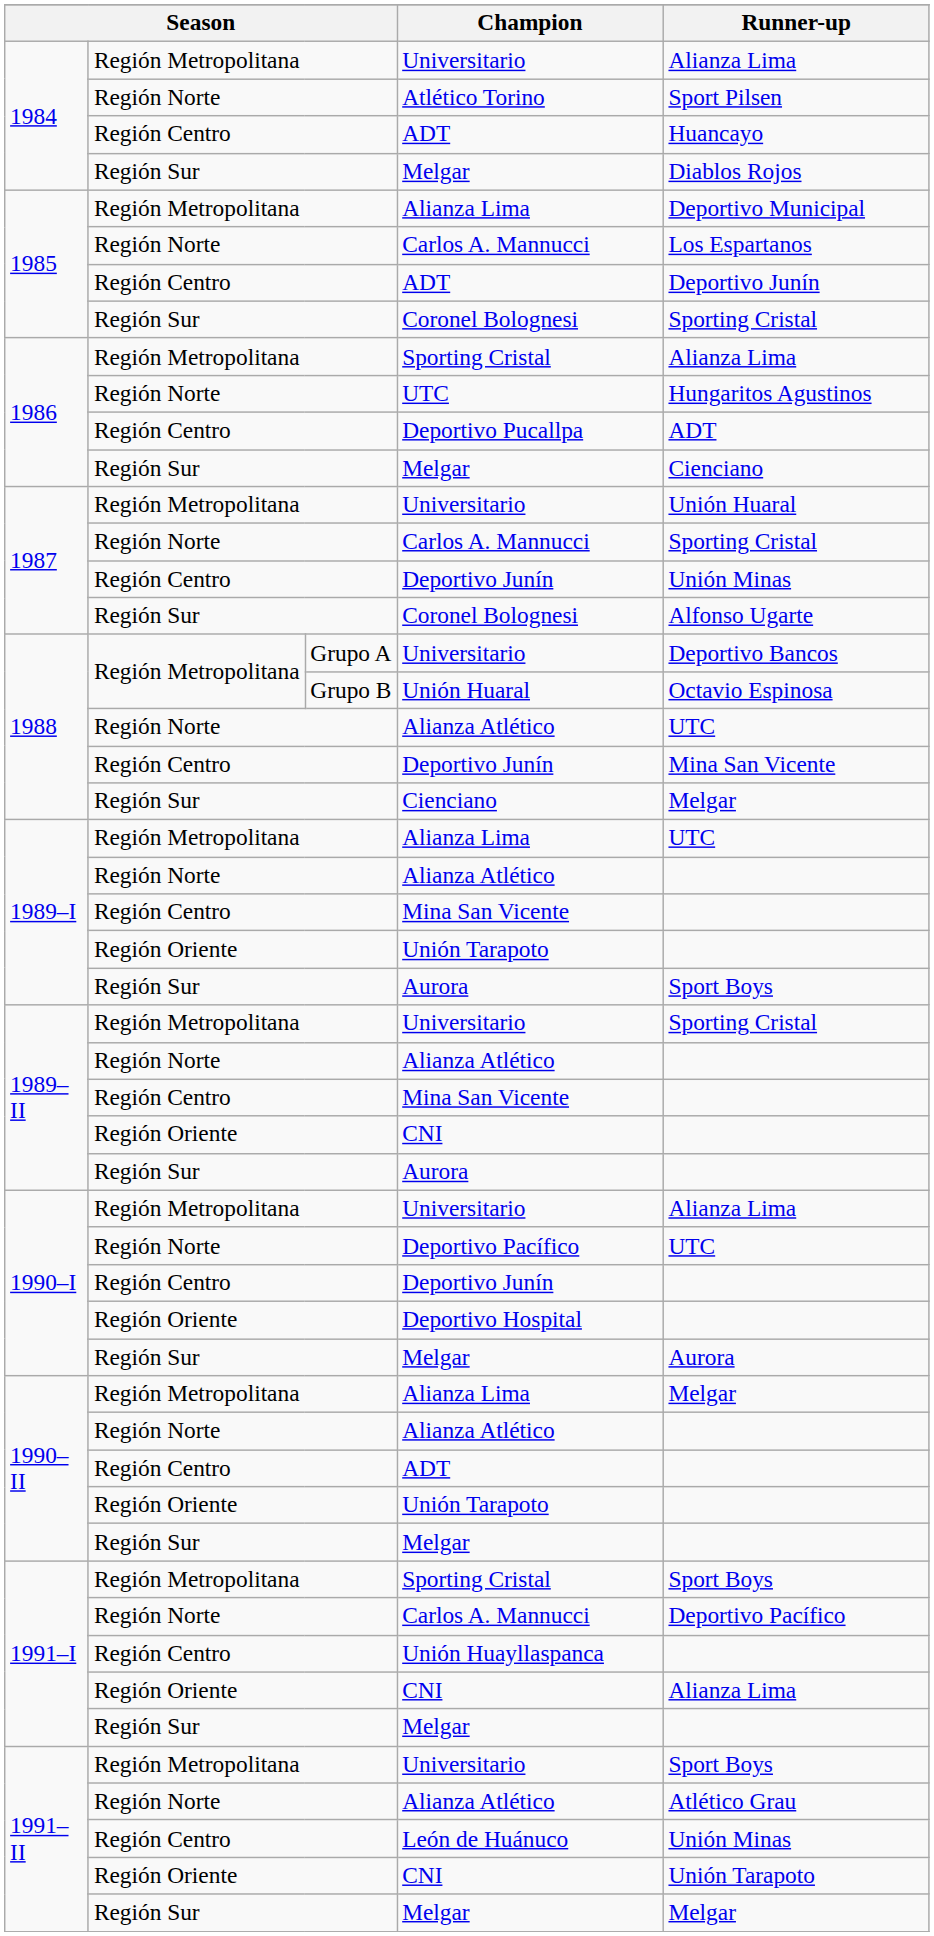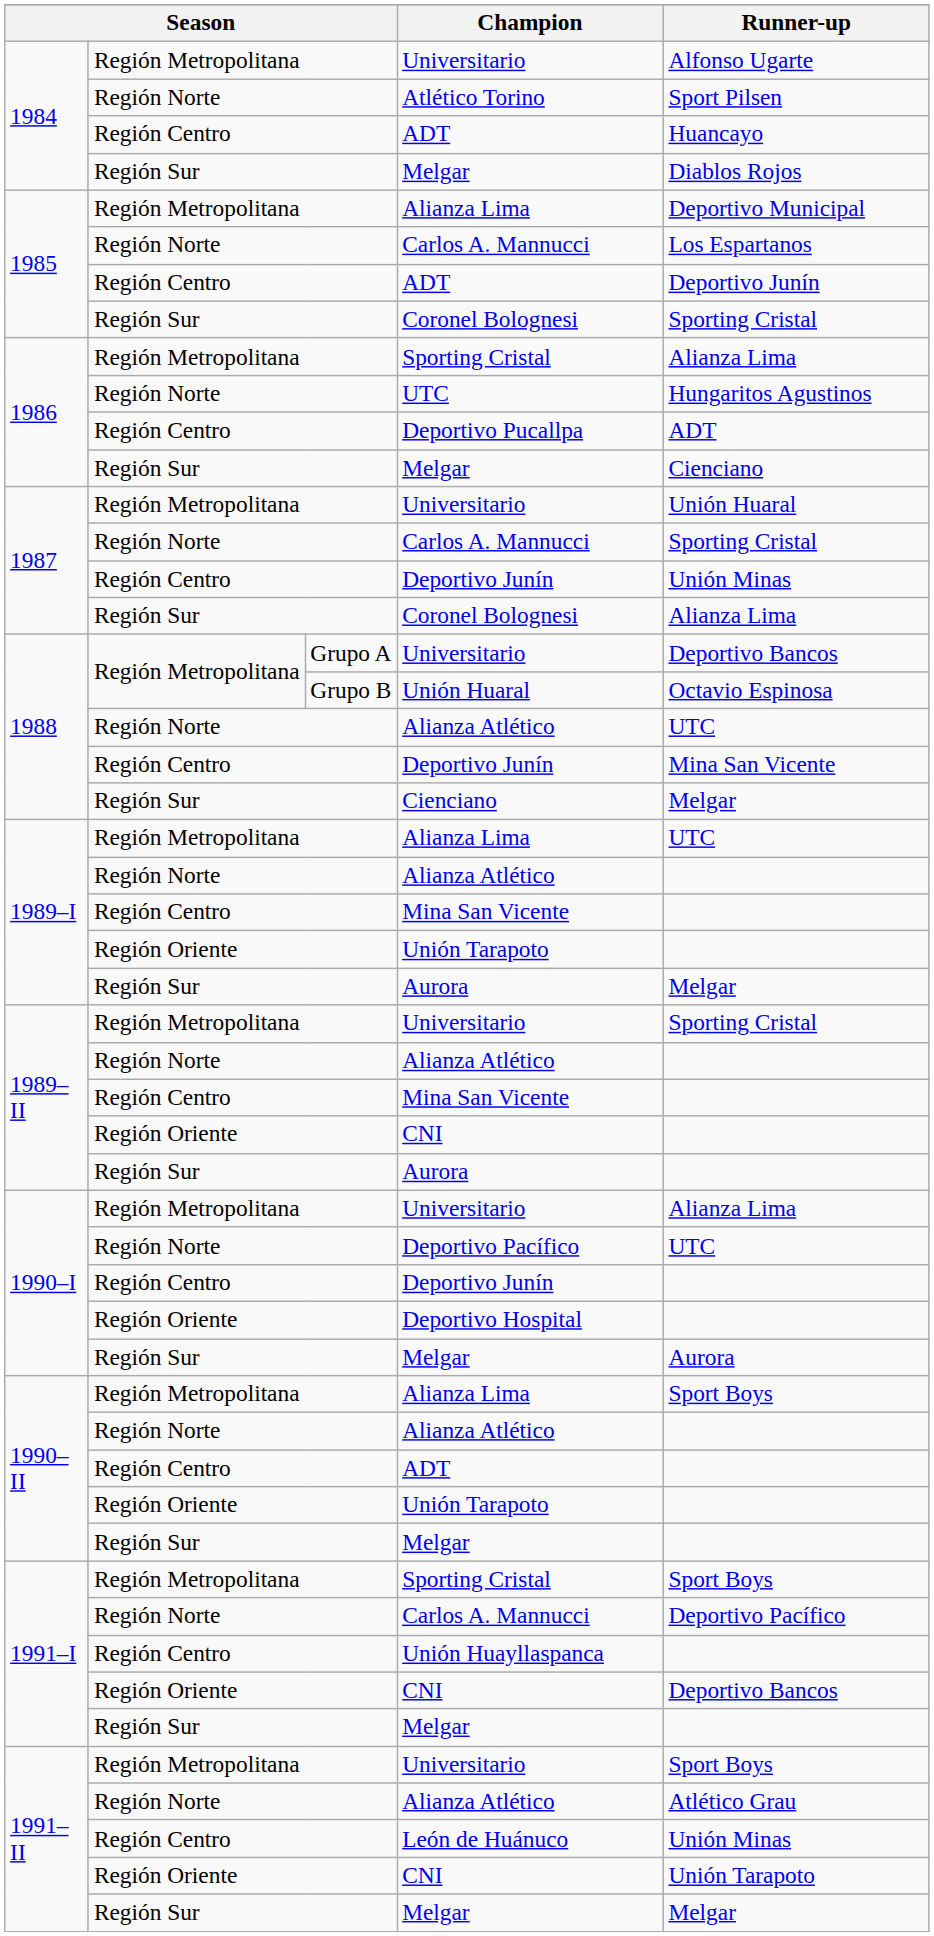(732, 60) Alianza Lima -> (741, 60) Alfonso Ugarte
(741, 615) Alfonso Ugarte -> (732, 615) Alianza Lima
(721, 986) Sport Boys -> (702, 986) Melgar
(702, 1393) Melgar -> (721, 1393) Sport Boys
(732, 1690) Alianza Lima -> (753, 1690) Deportivo Bancos
